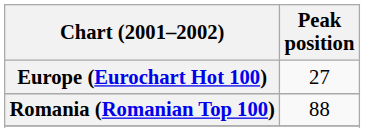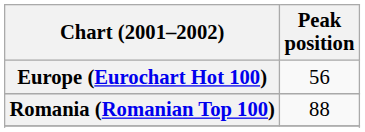(319, 76) 27 -> (319, 76) 56
